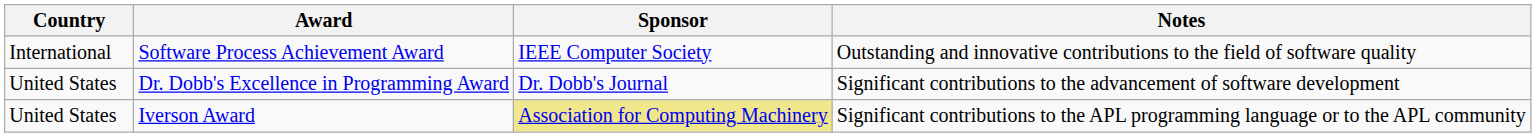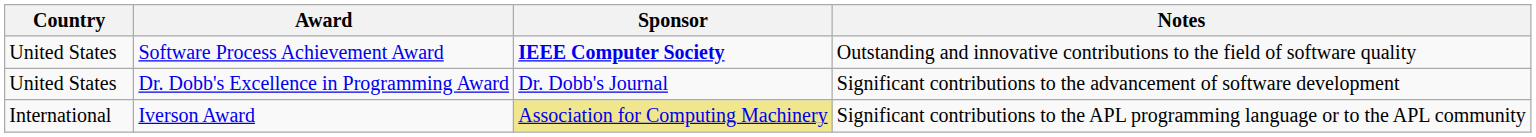(60, 52) International -> (63, 52) United States
(615, 52) normal -> (621, 52) bold
(63, 115) United States -> (60, 115) International
